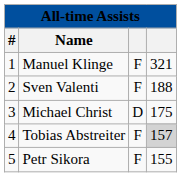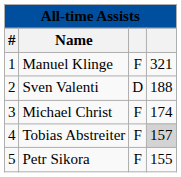(138, 88) F -> (138, 88) D
(138, 111) D -> (138, 111) F
(161, 111) 175 -> (161, 111) 174
